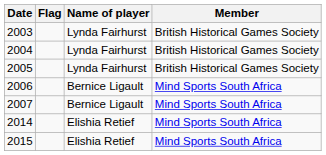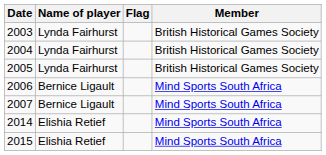columns swapped: (108, 13) <-> (50, 13)
